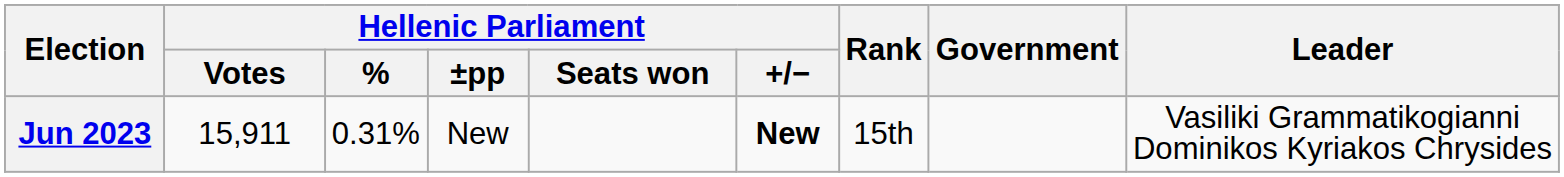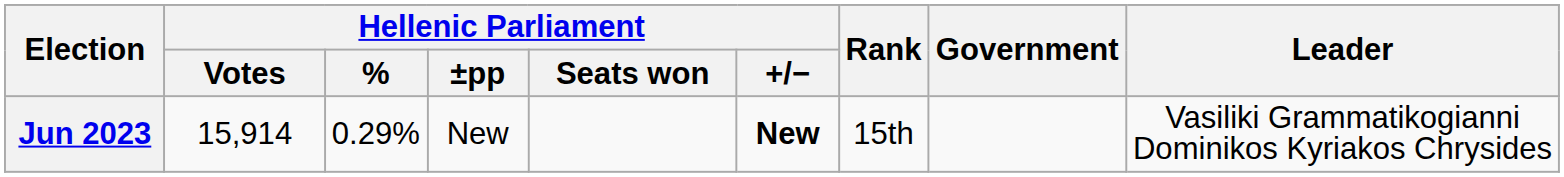(245, 133) 15,911 -> (245, 133) 15,914
(376, 133) 0.31% -> (376, 133) 0.29%
